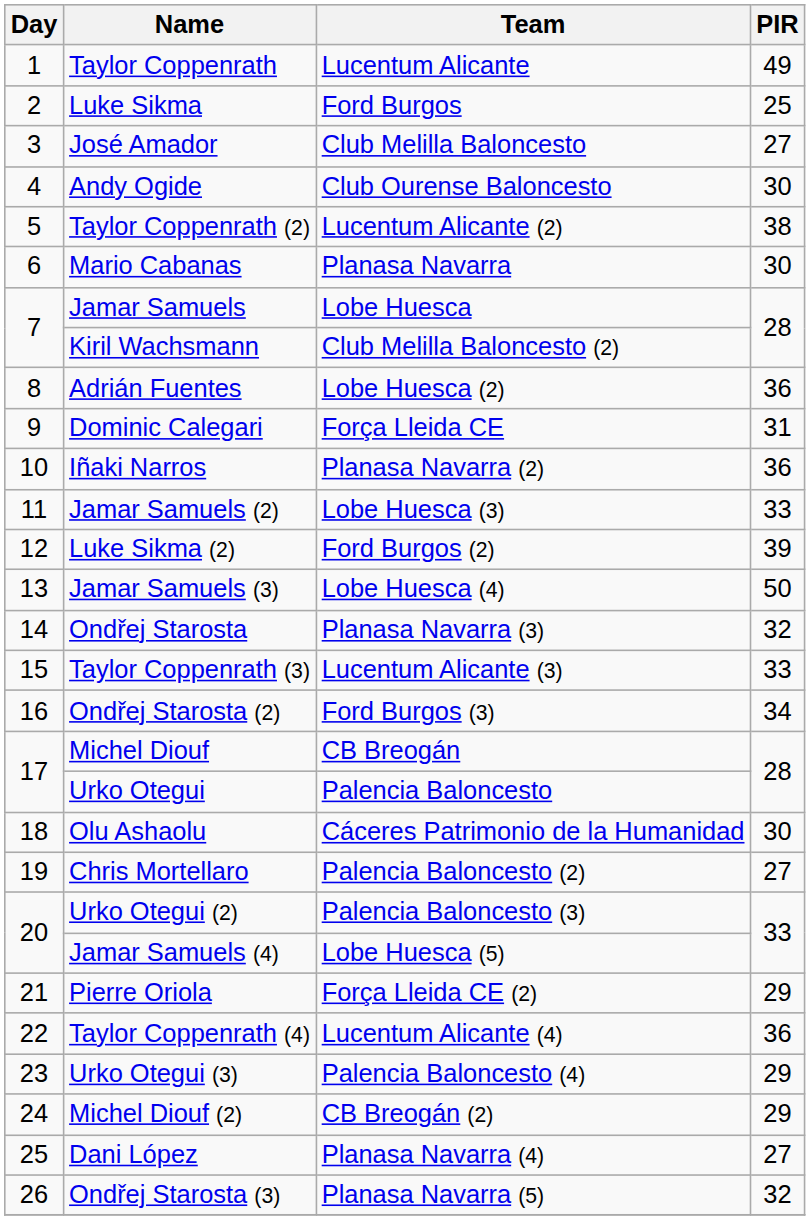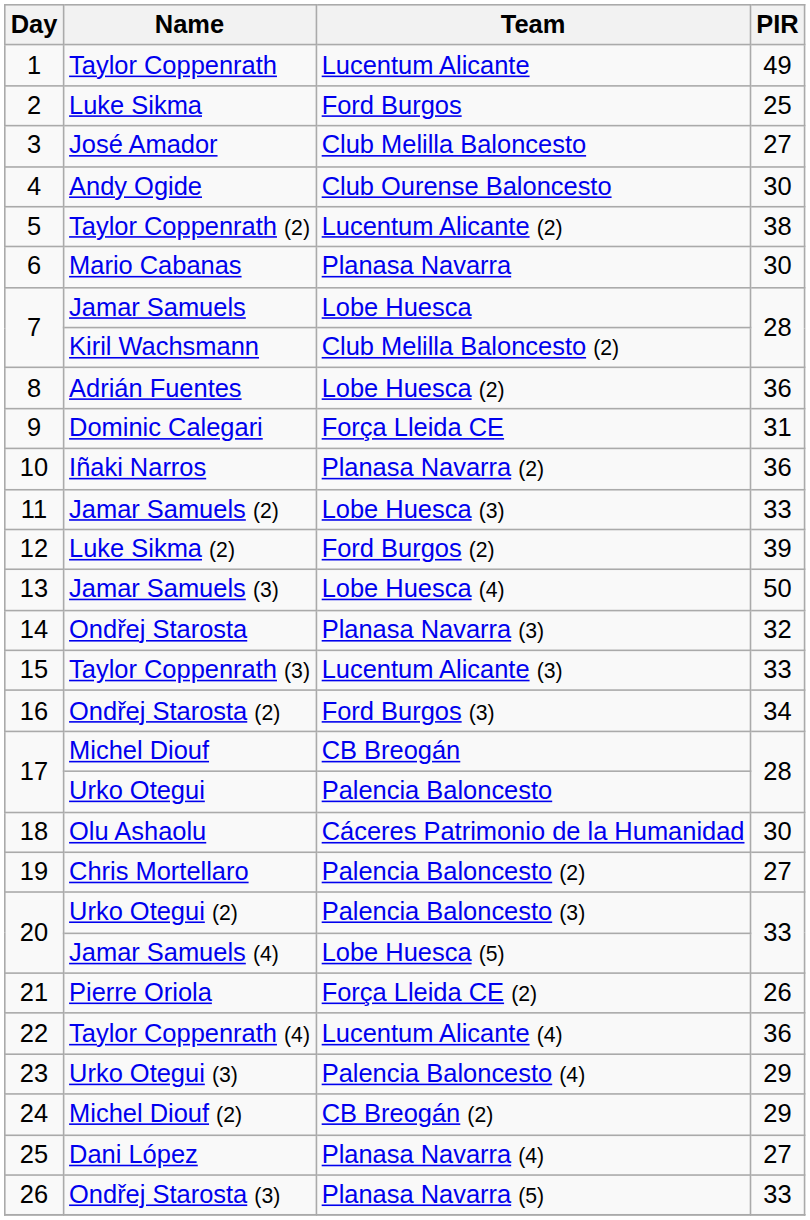(777, 992) 29 -> (777, 992) 26
(777, 1194) 32 -> (777, 1194) 33
